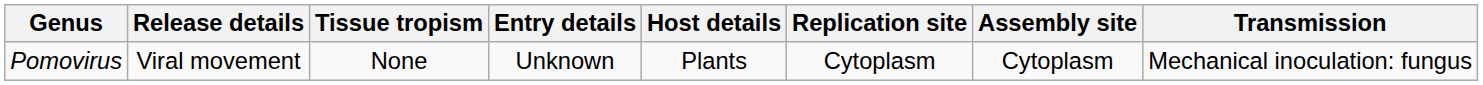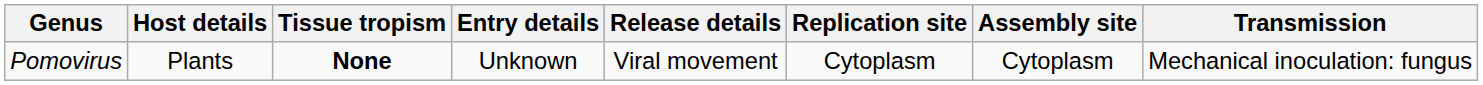columns swapped: (714, 23) <-> (219, 23)
(399, 60) normal -> (362, 60) bold
